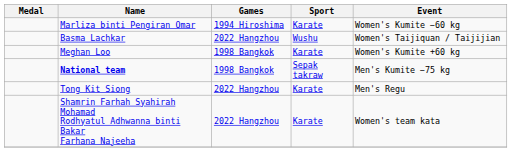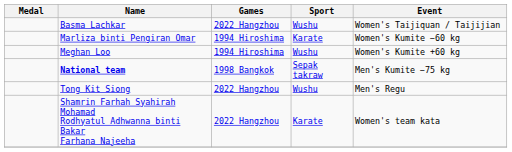rows swapped: (93, 38) <-> (128, 25)
(244, 52) 1998 Bangkok -> (249, 52) 1994 Hiroshima
(308, 52) Karate -> (305, 52) Wushu
(308, 88) Karate -> (305, 88) Wushu
